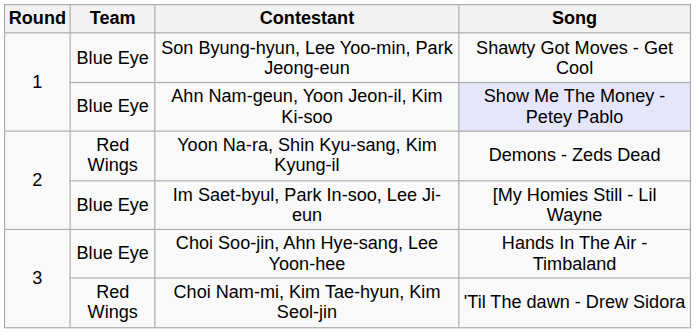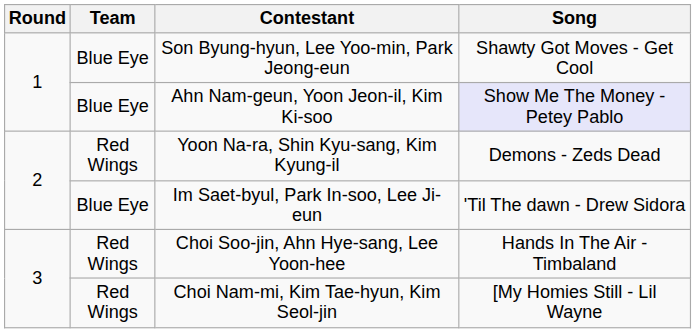(575, 204) [My Homies Still - Lil Wayne -> (575, 204) 'Til The dawn - Drew Sidora
(113, 253) Blue Eye -> (113, 253) Red Wings
(575, 302) 'Til The dawn - Drew Sidora -> (575, 302) [My Homies Still - Lil Wayne
